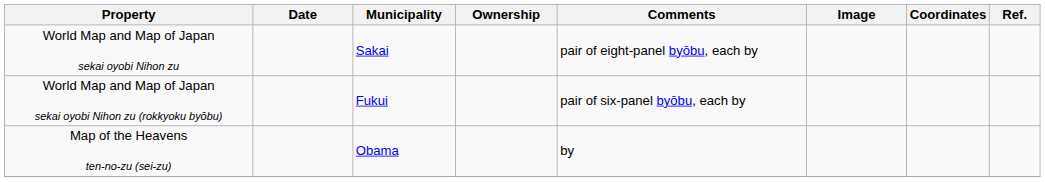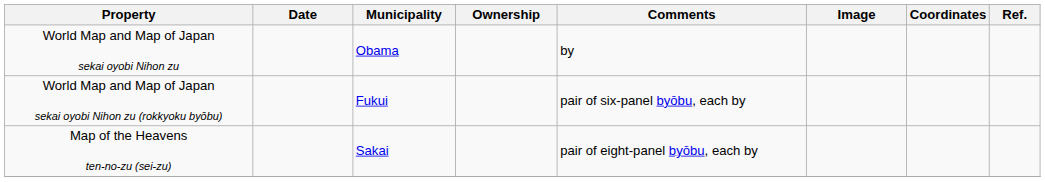(372, 50) Sakai -> (377, 50) Obama
(659, 50) pair of eight-panel byōbu, each by -> (567, 50) by
(377, 151) Obama -> (372, 151) Sakai
(567, 151) by -> (659, 151) pair of eight-panel byōbu, each by
